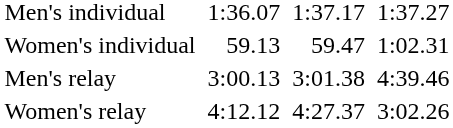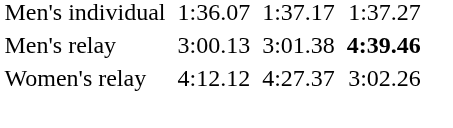- row: (100, 44)
(413, 77) normal -> (384, 44) bold
